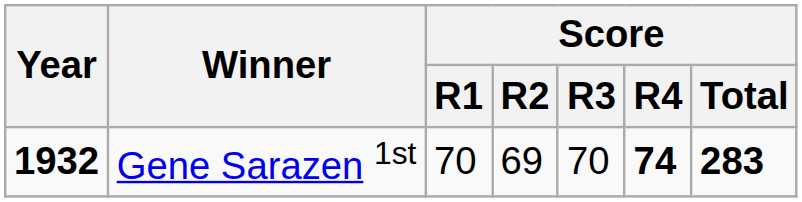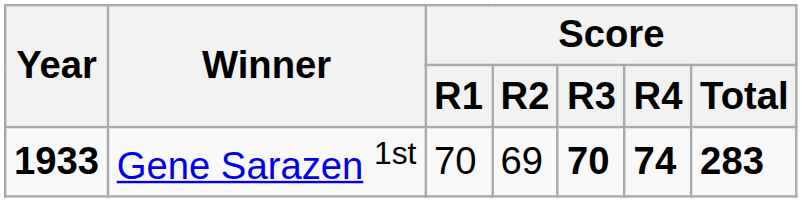(57, 161) 1932 -> (57, 161) 1933
(588, 161) normal -> (588, 161) bold
